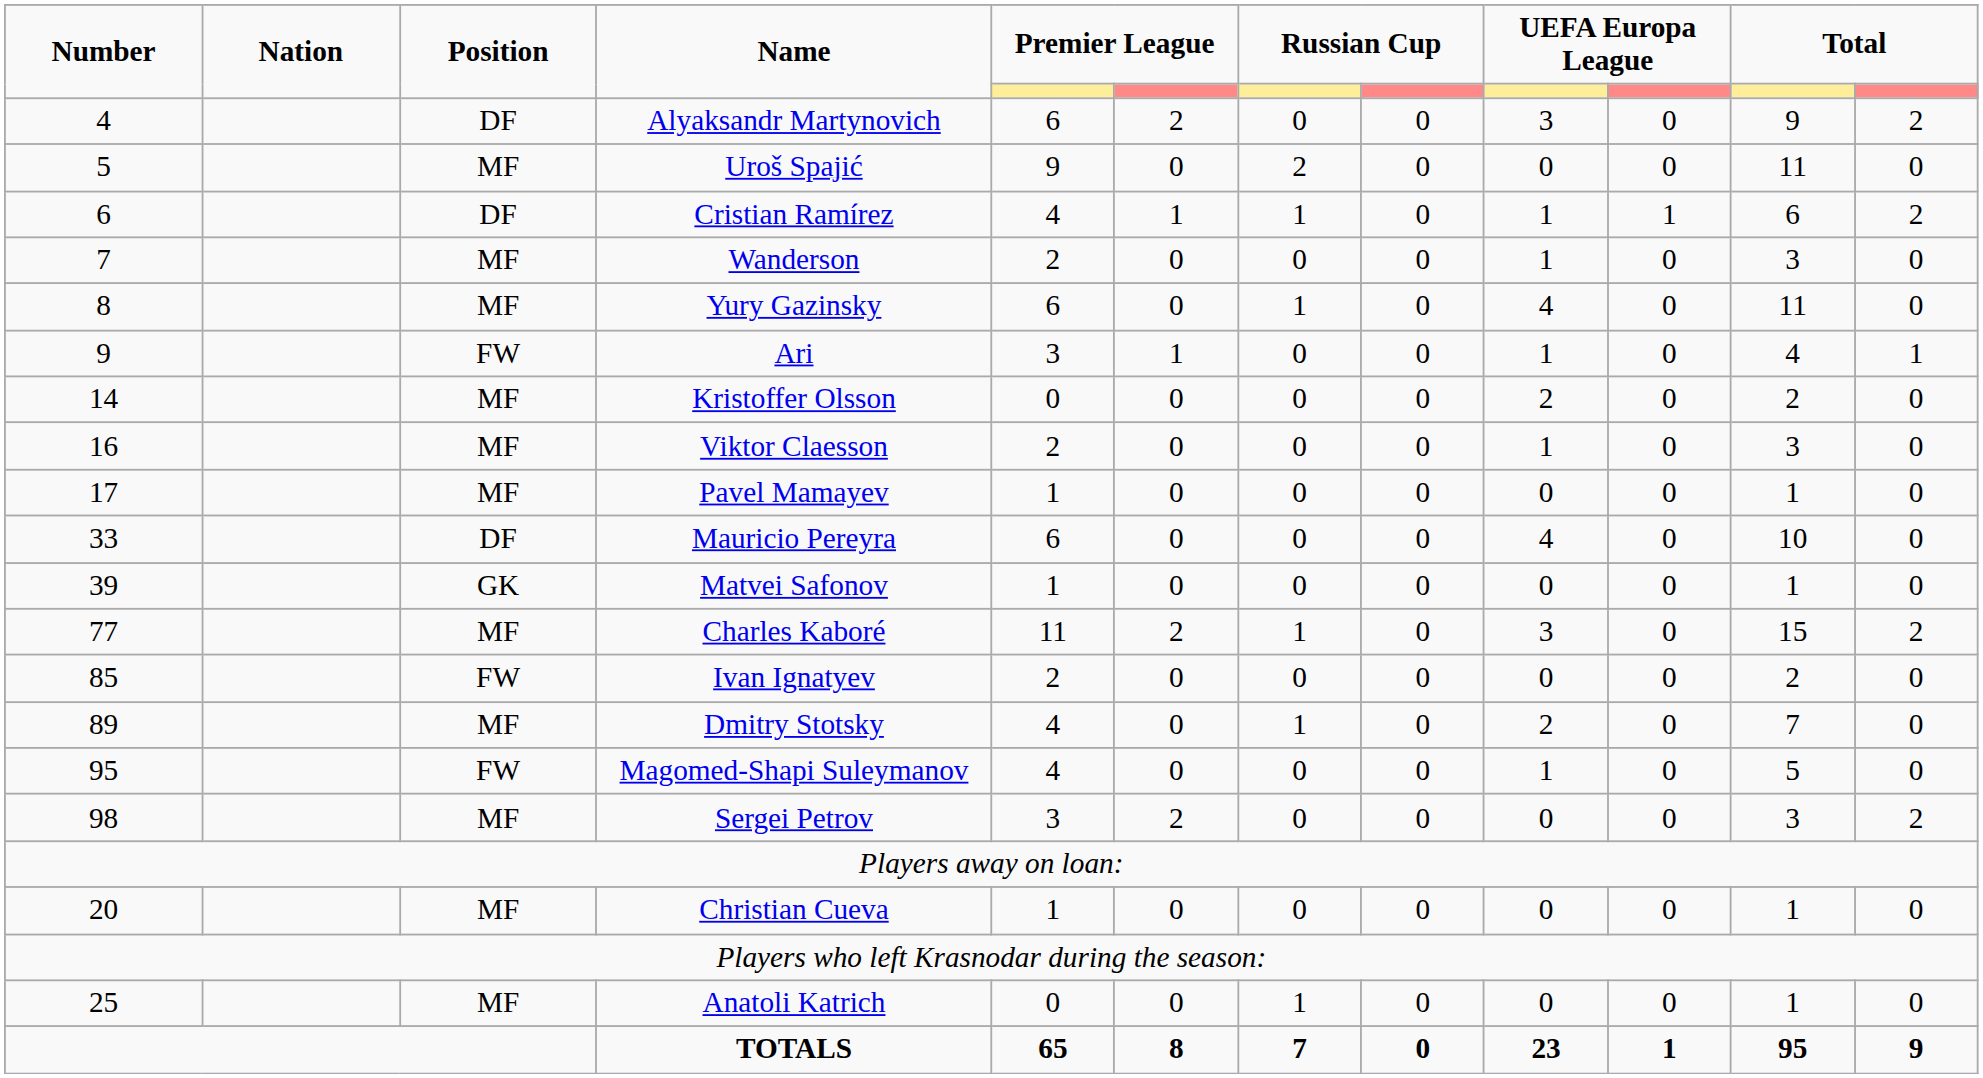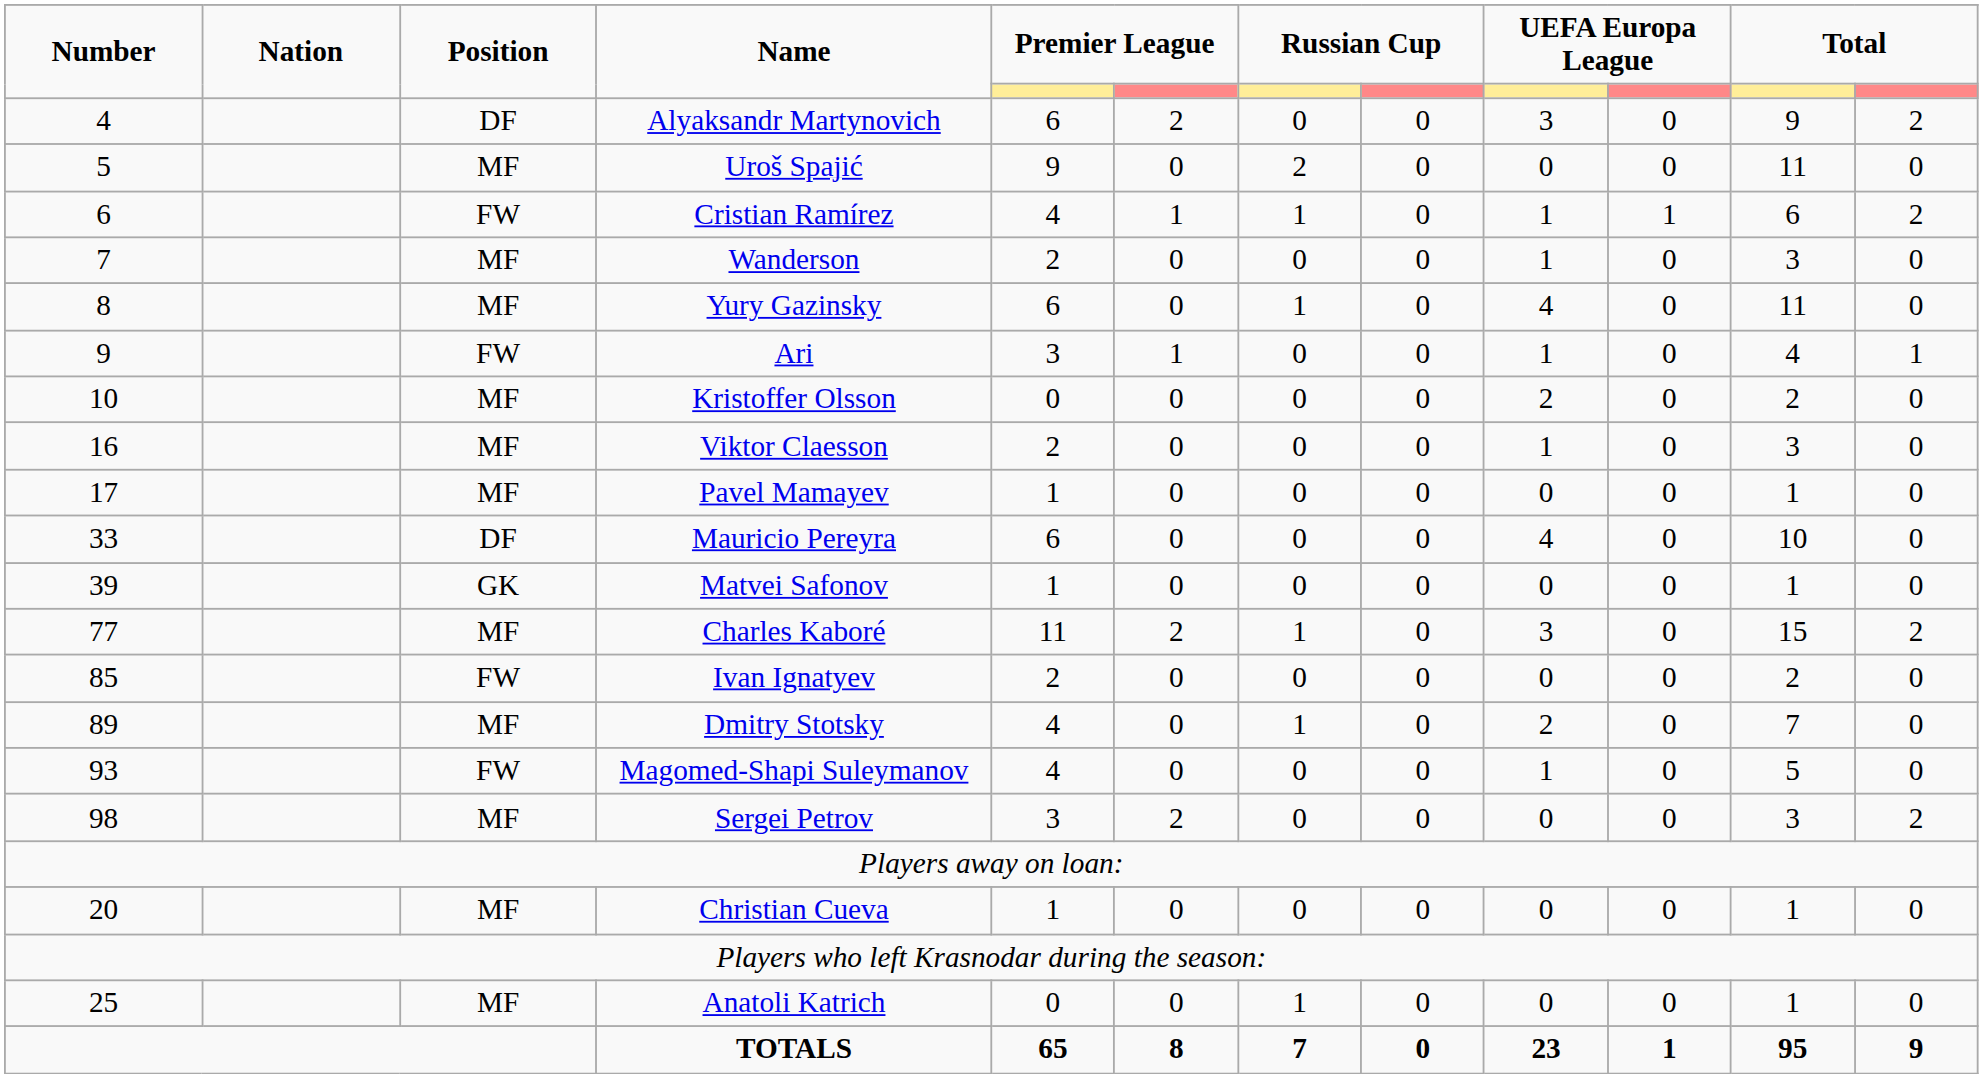(498, 213) DF -> (498, 213) FW
(104, 399) 14 -> (104, 399) 10
(104, 770) 95 -> (104, 770) 93
